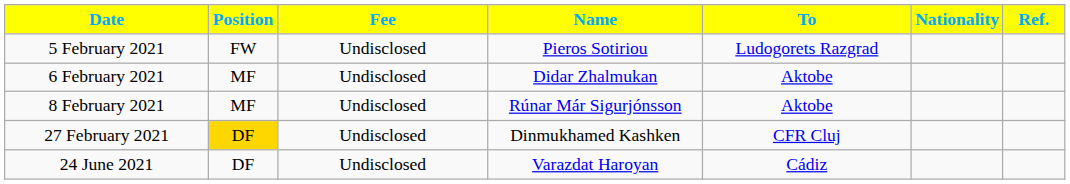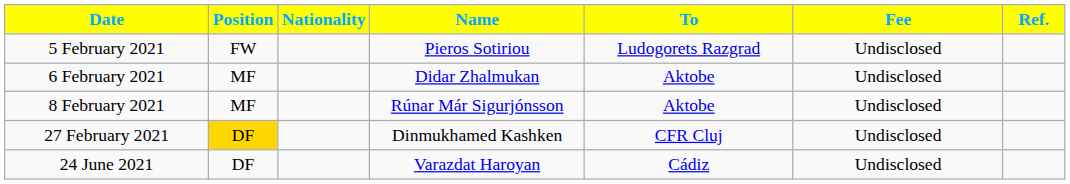columns swapped: (957, 19) <-> (383, 19)
